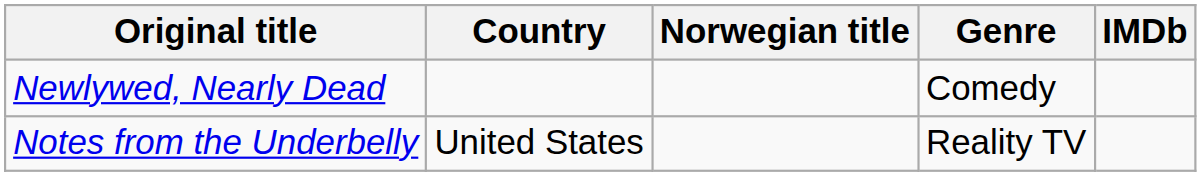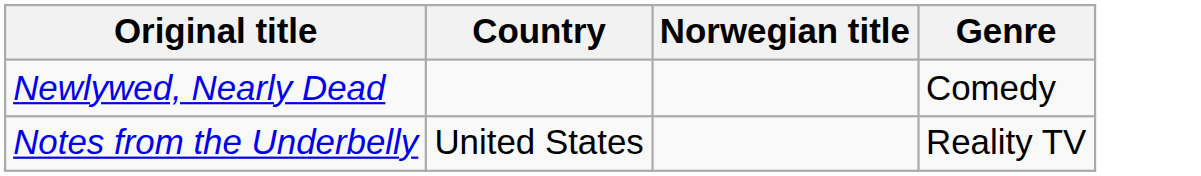- column: (1145, 32)
